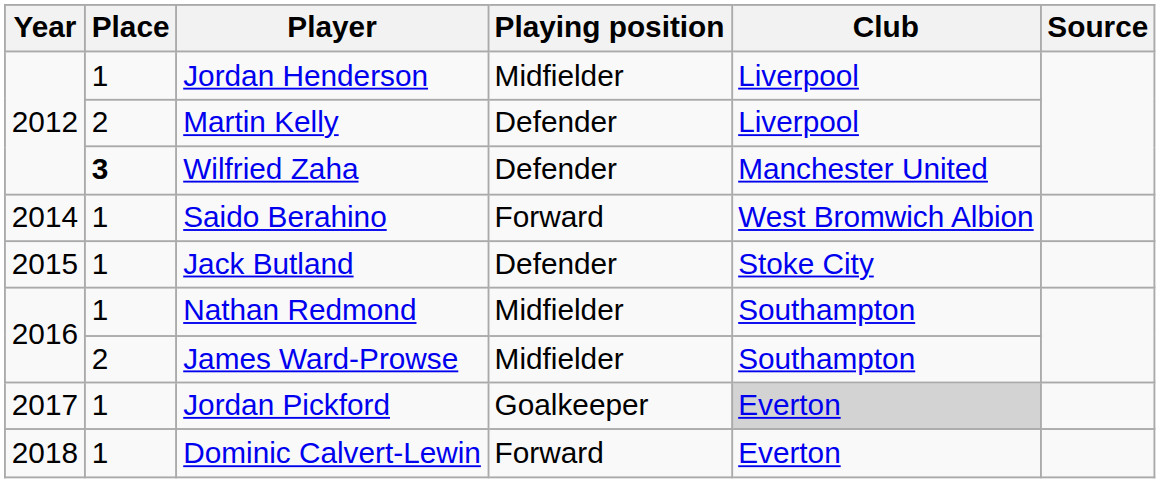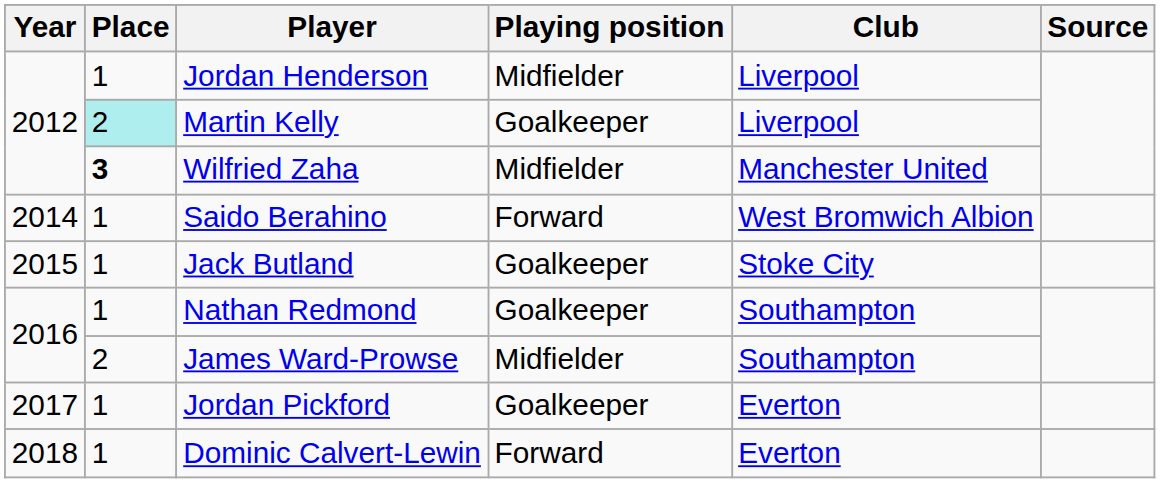(100, 122) no background -> (100, 122) paleturquoise background
(556, 122) Defender -> (572, 122) Goalkeeper
(556, 169) Defender -> (559, 169) Midfielder
(556, 264) Defender -> (572, 264) Goalkeeper
(559, 311) Midfielder -> (572, 311) Goalkeeper
(789, 405) lightgrey background -> (789, 405) no background
